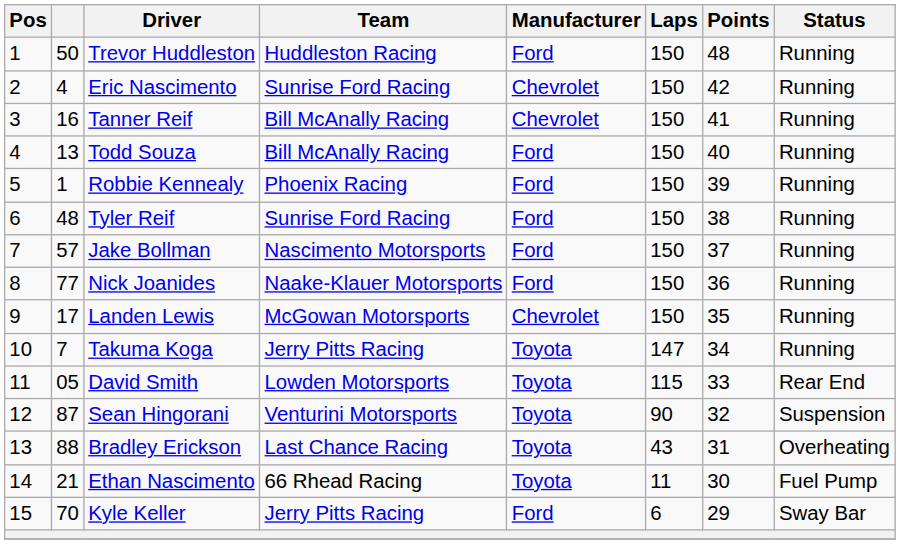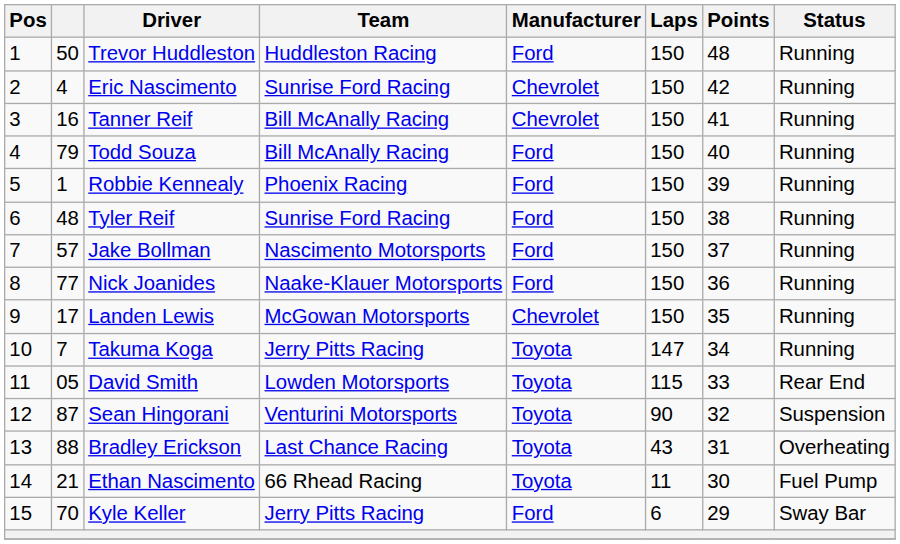(67, 151) 13 -> (67, 151) 79
